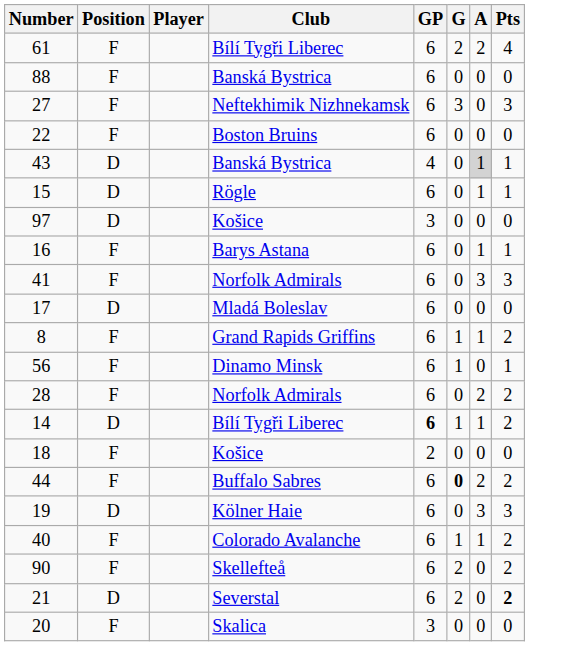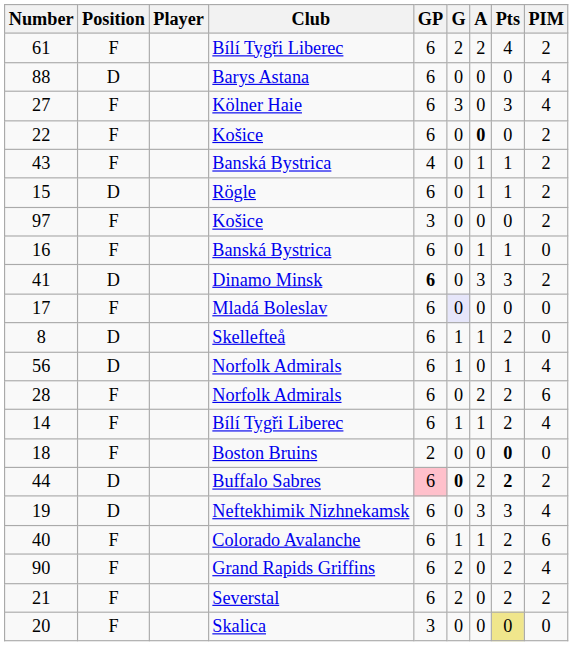+ column: (546, 18)
(113, 76) F -> (113, 76) D
(272, 76) Banská Bystrica -> (261, 76) Barys Astana
(311, 105) Neftekhimik Nizhnekamsk -> (257, 105) Kölner Haie
(265, 134) Boston Bruins -> (238, 134) Košice
(481, 134) normal -> (481, 134) bold
(113, 163) D -> (113, 163) F
(481, 163) lightgrey background -> (481, 163) no background
(113, 221) D -> (113, 221) F
(261, 250) Barys Astana -> (272, 250) Banská Bystrica
(113, 279) F -> (113, 279) D
(277, 279) Norfolk Admirals -> (267, 279) Dinamo Minsk
(430, 279) normal -> (430, 279) bold
(113, 308) D -> (113, 308) F
(459, 308) no background -> (459, 308) lavender background
(113, 337) F -> (113, 337) D
(294, 337) Grand Rapids Griffins -> (249, 337) Skellefteå
(113, 366) F -> (113, 366) D
(267, 366) Dinamo Minsk -> (277, 366) Norfolk Admirals
(113, 423) D -> (113, 423) F
(430, 423) bold -> (430, 423) normal
(238, 452) Košice -> (265, 452) Boston Bruins
(508, 452) normal -> (508, 452) bold
(113, 481) F -> (113, 481) D
(430, 481) no background -> (430, 481) pink background
(508, 481) normal -> (508, 481) bold
(257, 510) Kölner Haie -> (311, 510) Neftekhimik Nizhnekamsk
(249, 568) Skellefteå -> (294, 568) Grand Rapids Griffins
(113, 597) D -> (113, 597) F
(508, 597) bold -> (508, 597) normal
(508, 626) no background -> (508, 626) khaki background
